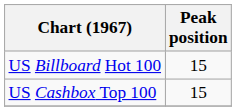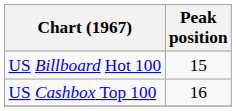(198, 92) 15 -> (198, 92) 16
